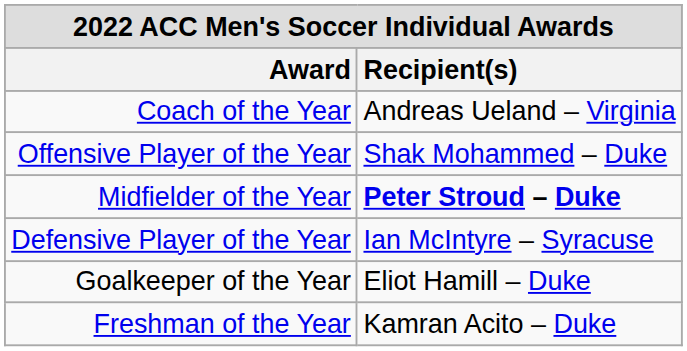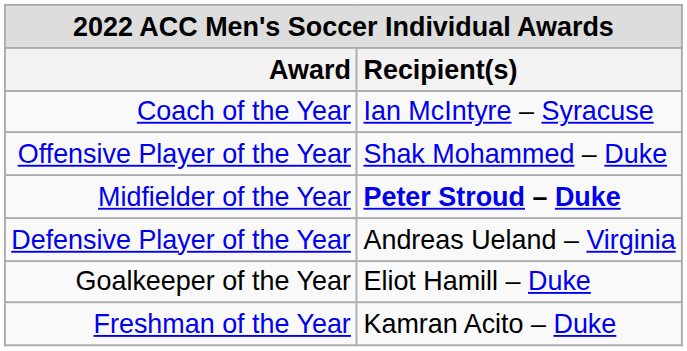(520, 112) Andreas Ueland – Virginia -> (509, 112) Ian McIntyre – Syracuse
(509, 239) Ian McIntyre – Syracuse -> (520, 239) Andreas Ueland – Virginia
